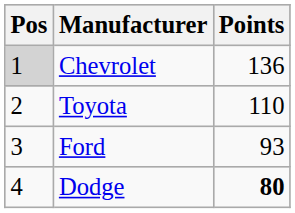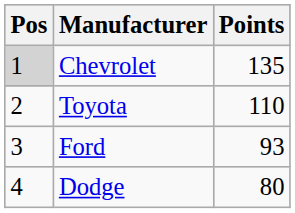(266, 65) 136 -> (266, 65) 135
(272, 187) bold -> (272, 187) normal
